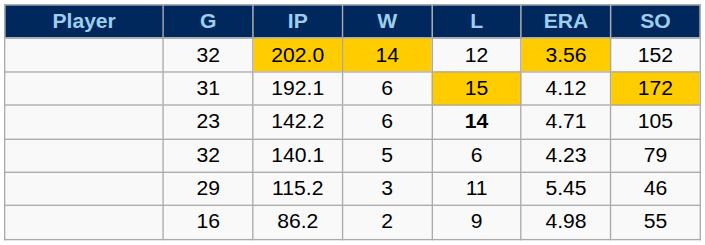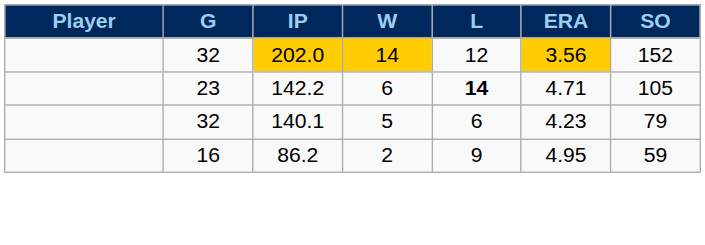- row: (298, 88)
- row: (298, 188)
(566, 222) 4.98 -> (566, 155) 4.95
(655, 222) 55 -> (655, 155) 59
